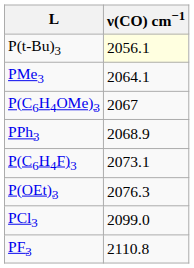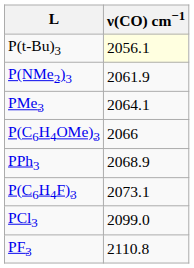+ row: (40, 76)
(123, 105) 2067 -> (123, 134) 2066
- row: (33, 191)
